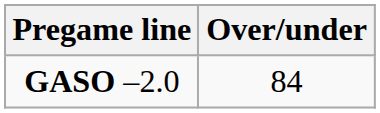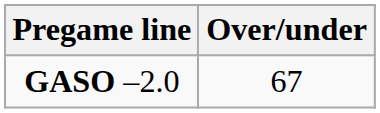(287, 81) 84 -> (287, 81) 67
